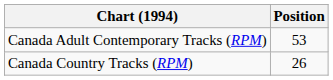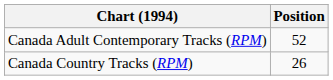(299, 39) 53 -> (299, 39) 52
